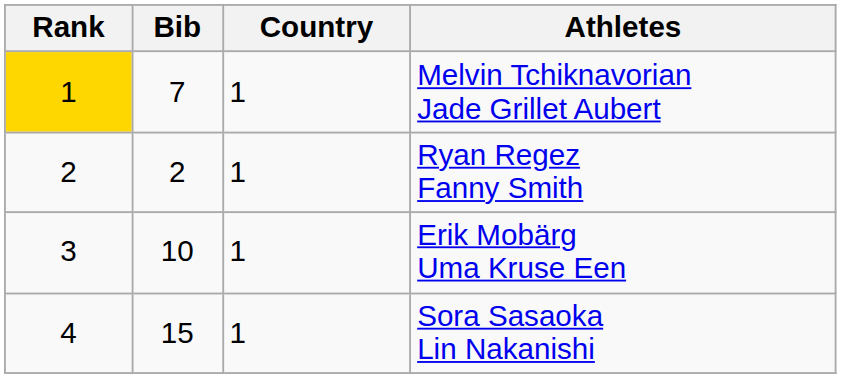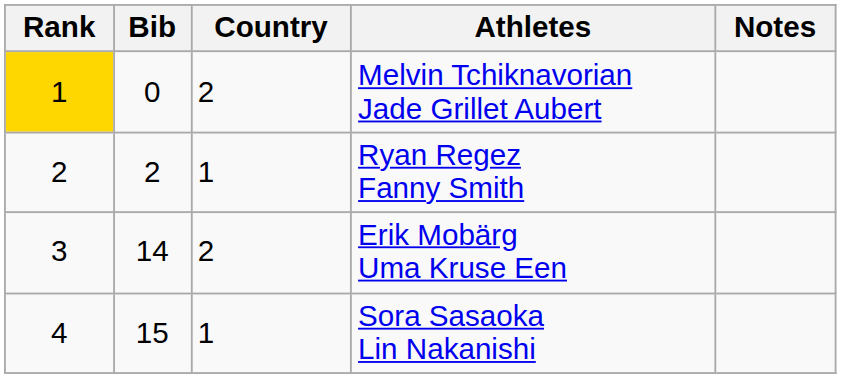+ column: (775, 27)
(177, 91) 7 -> (152, 91) 0
(238, 91) 1 -> (206, 91) 2
(177, 252) 10 -> (152, 252) 14
(238, 252) 1 -> (206, 252) 2
